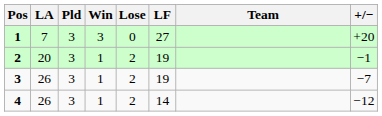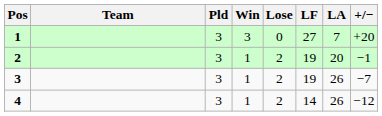columns swapped: (263, 15) <-> (44, 15)
